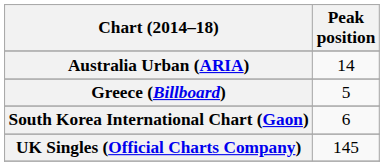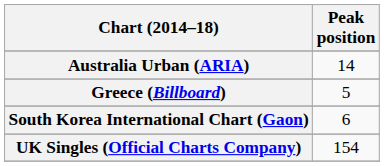(346, 147) 145 -> (346, 147) 154
